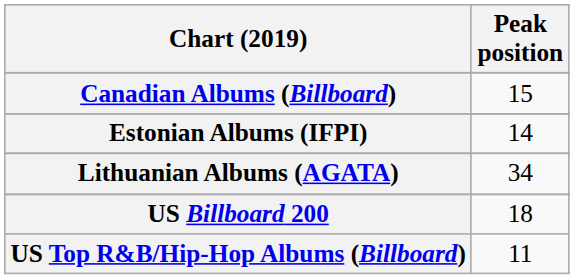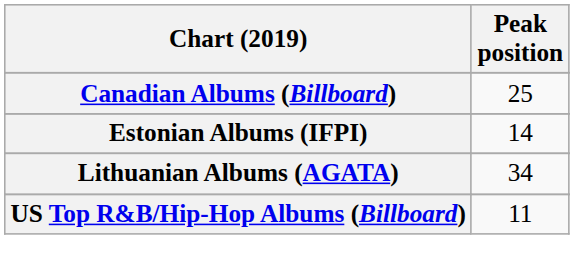(520, 93) 15 -> (520, 93) 25
- row: (238, 213)
